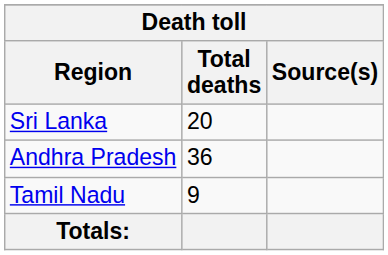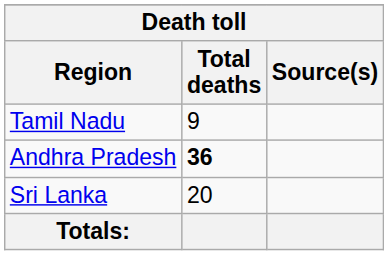rows swapped: (58, 121) <-> (67, 194)
(200, 158) normal -> (200, 158) bold
